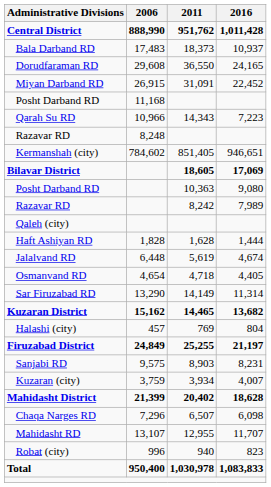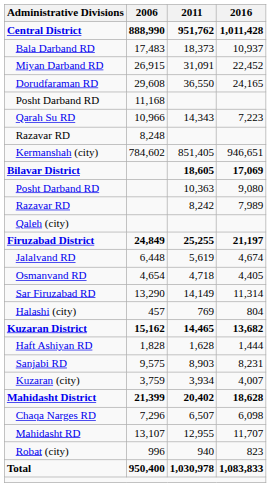rows swapped: (57, 65) <-> (60, 83)
rows swapped: (51, 345) <-> (54, 240)
rows swapped: (46, 328) <-> (47, 310)
